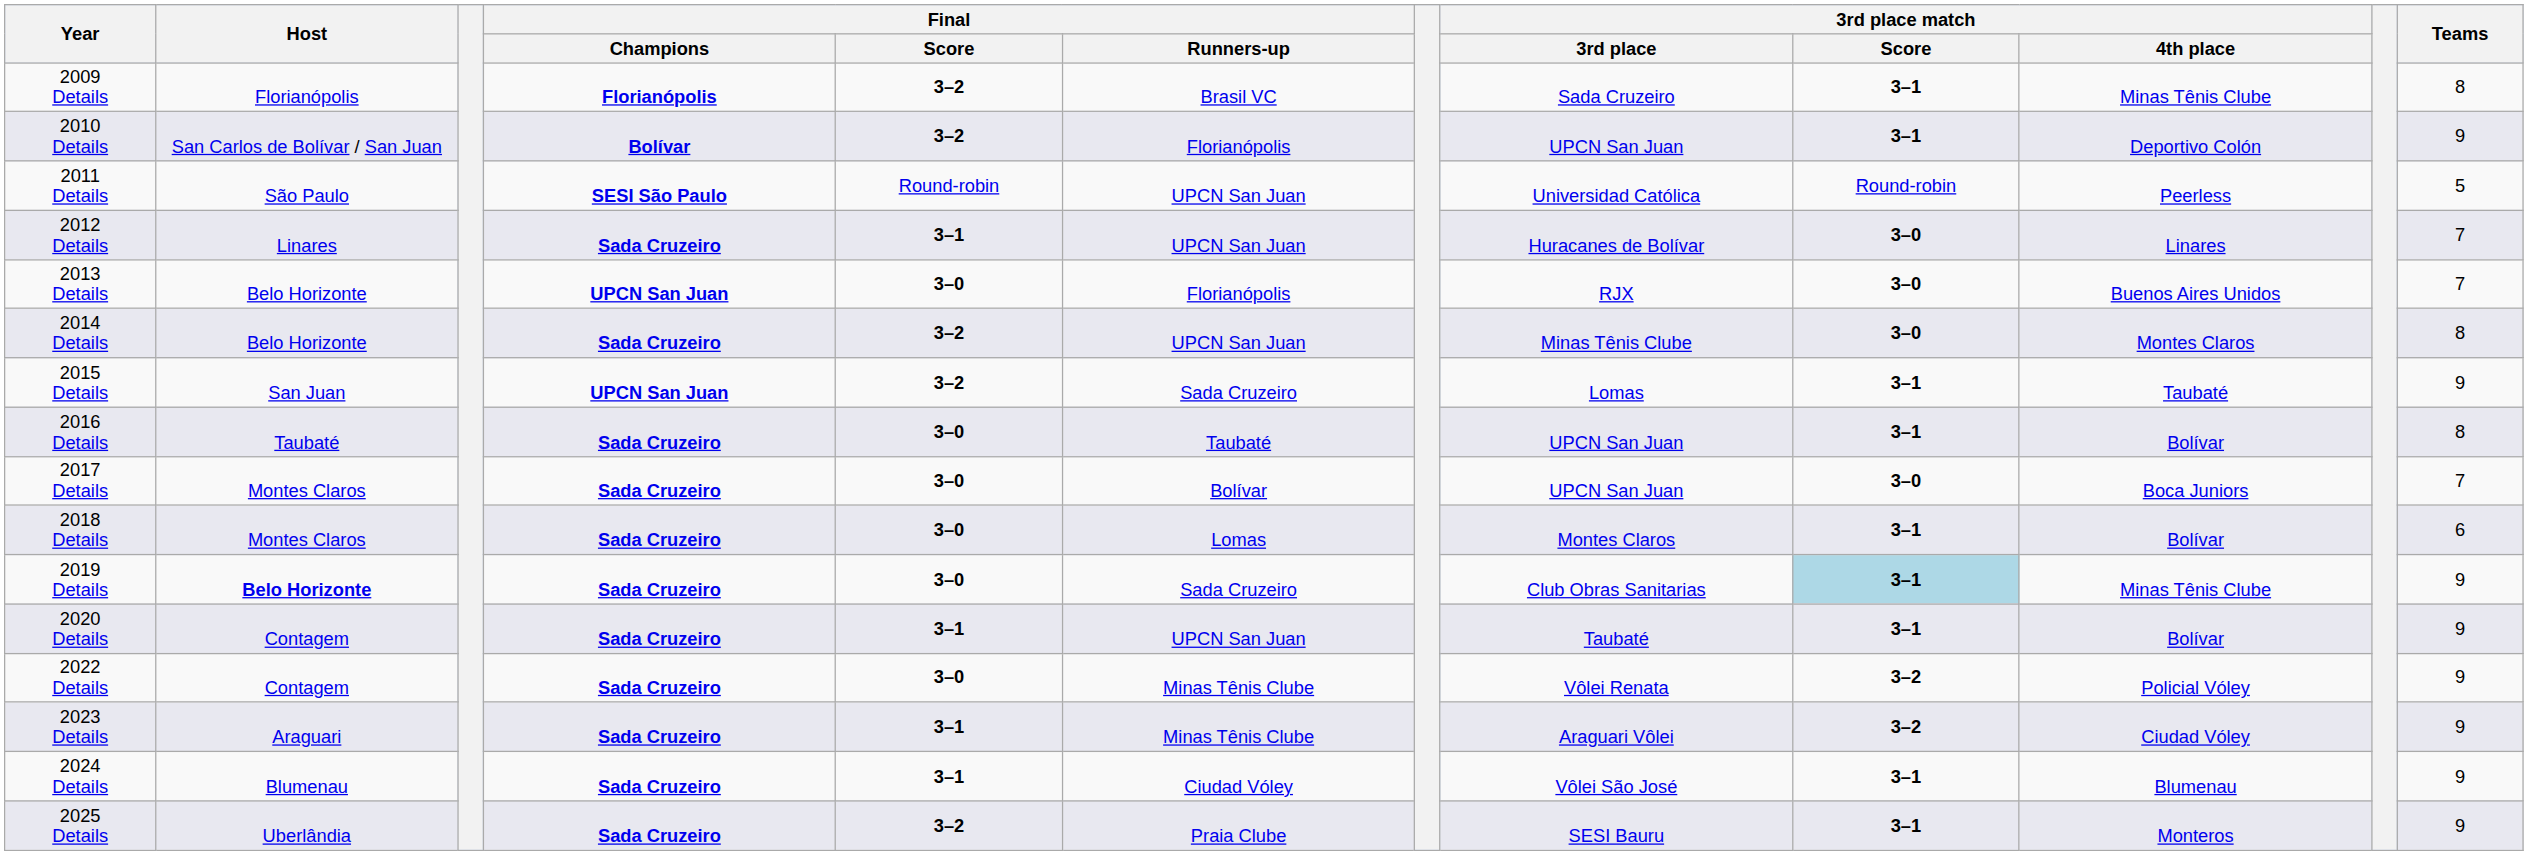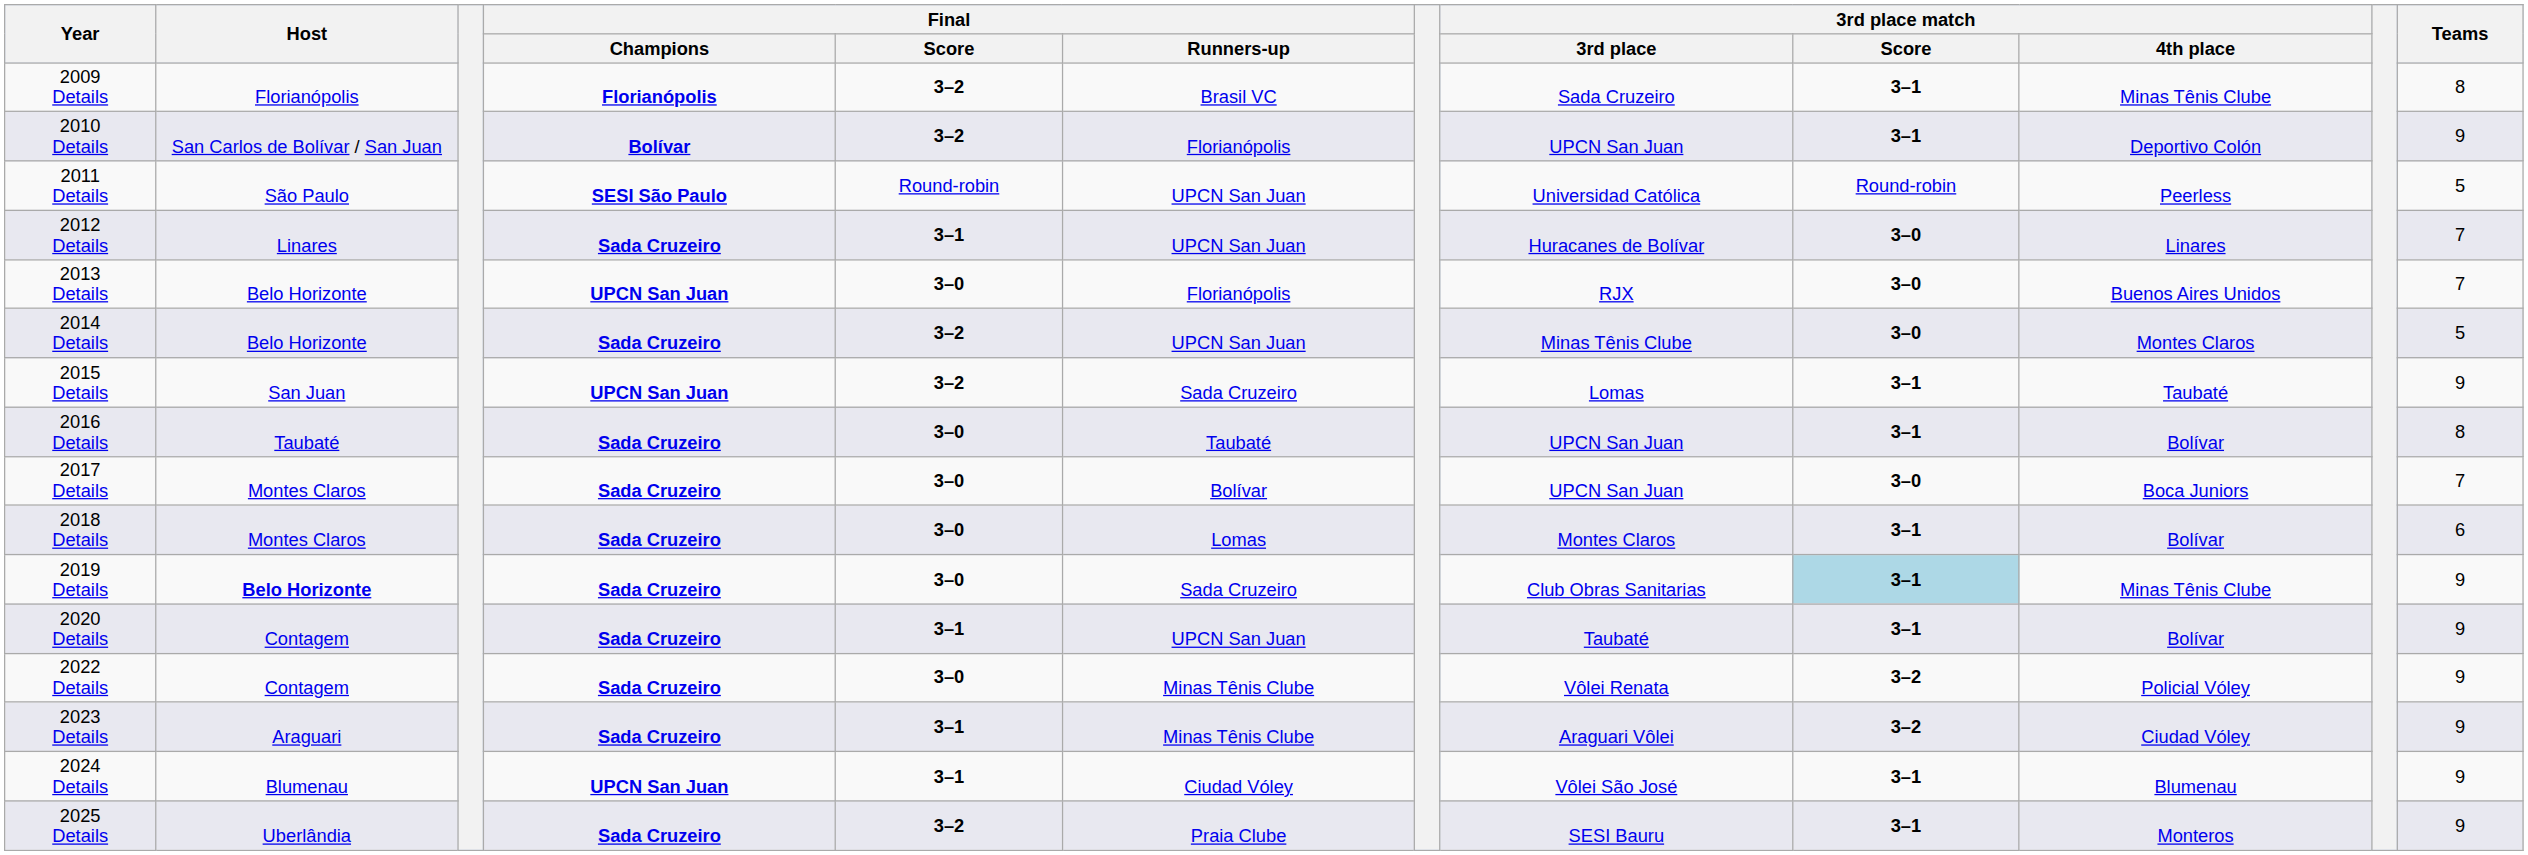(2460, 333) 8 -> (2460, 333) 5
(659, 787) Sada Cruzeiro -> (659, 787) UPCN San Juan
